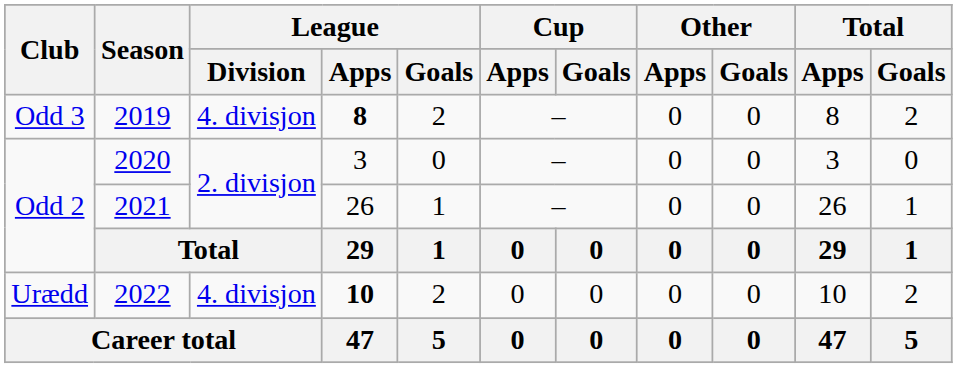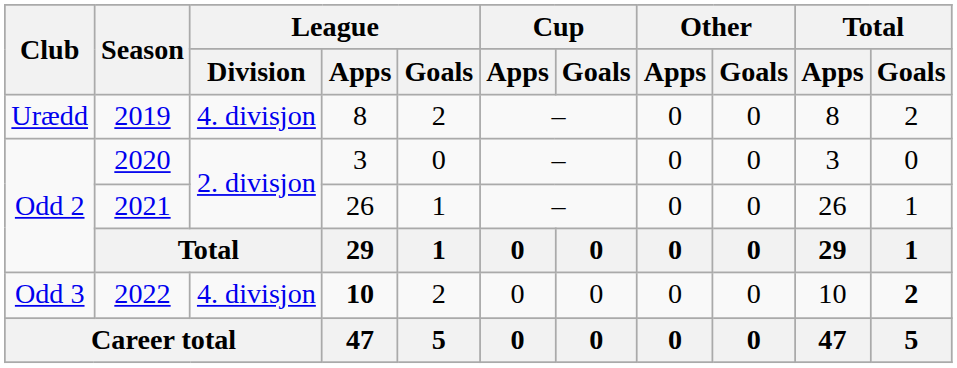(50, 116) Odd 3 -> (50, 116) Urædd
(360, 116) bold -> (360, 116) normal
(50, 294) Urædd -> (50, 294) Odd 3
(911, 294) normal -> (911, 294) bold
